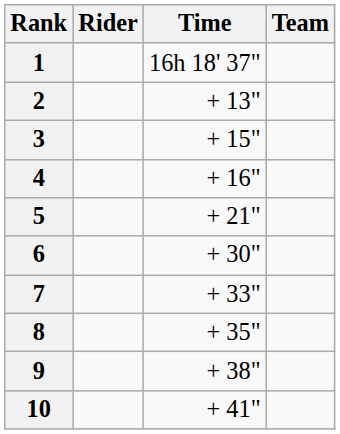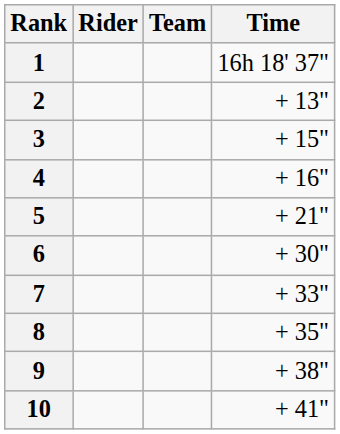columns swapped: (300, 23) <-> (205, 23)
